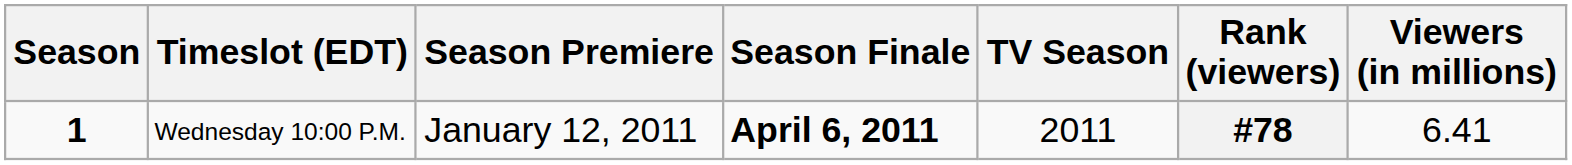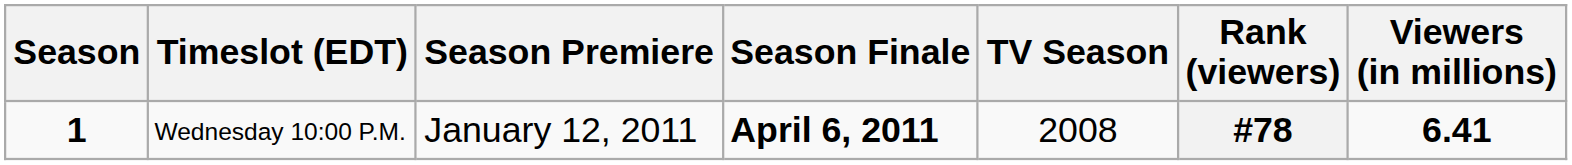(1078, 129) 2011 -> (1078, 129) 2008
(1457, 129) normal -> (1457, 129) bold
